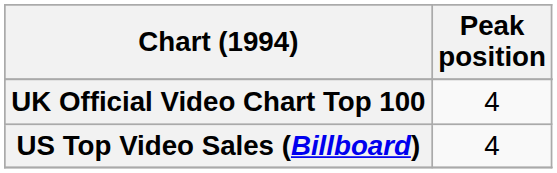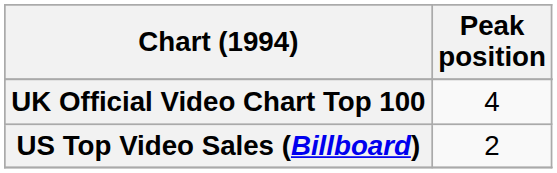(492, 145) 4 -> (492, 145) 2
